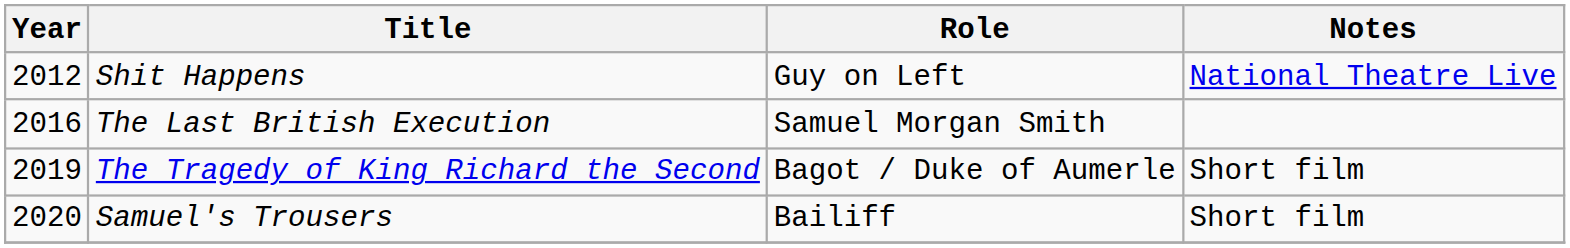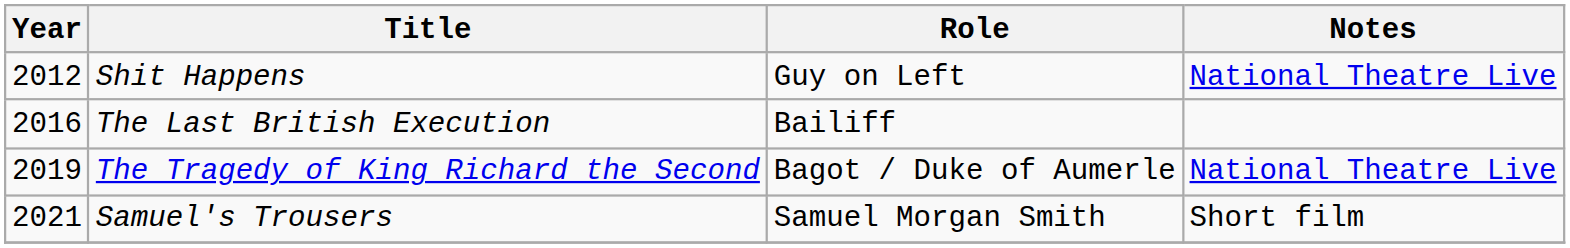(940, 124) Samuel Morgan Smith -> (835, 124) Bailiff
(1277, 171) Short film -> (1373, 171) National Theatre Live
(47, 219) 2020 -> (47, 219) 2021
(835, 219) Bailiff -> (940, 219) Samuel Morgan Smith
